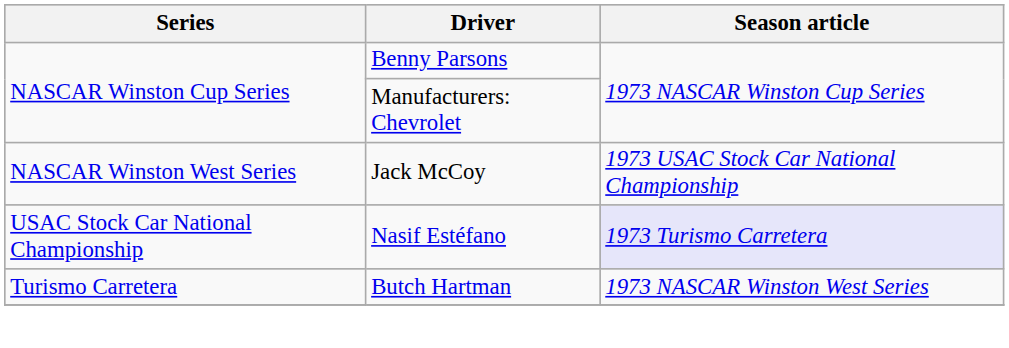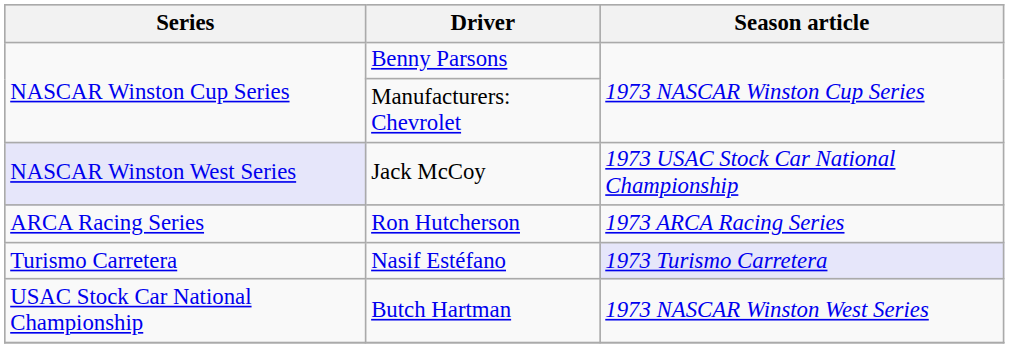(153, 173) no background -> (153, 173) lavender background
+ row: (446, 223)
(131, 236) USAC Stock Car National Championship -> (94, 260) Turismo Carretera
(94, 286) Turismo Carretera -> (131, 310) USAC Stock Car National Championship
